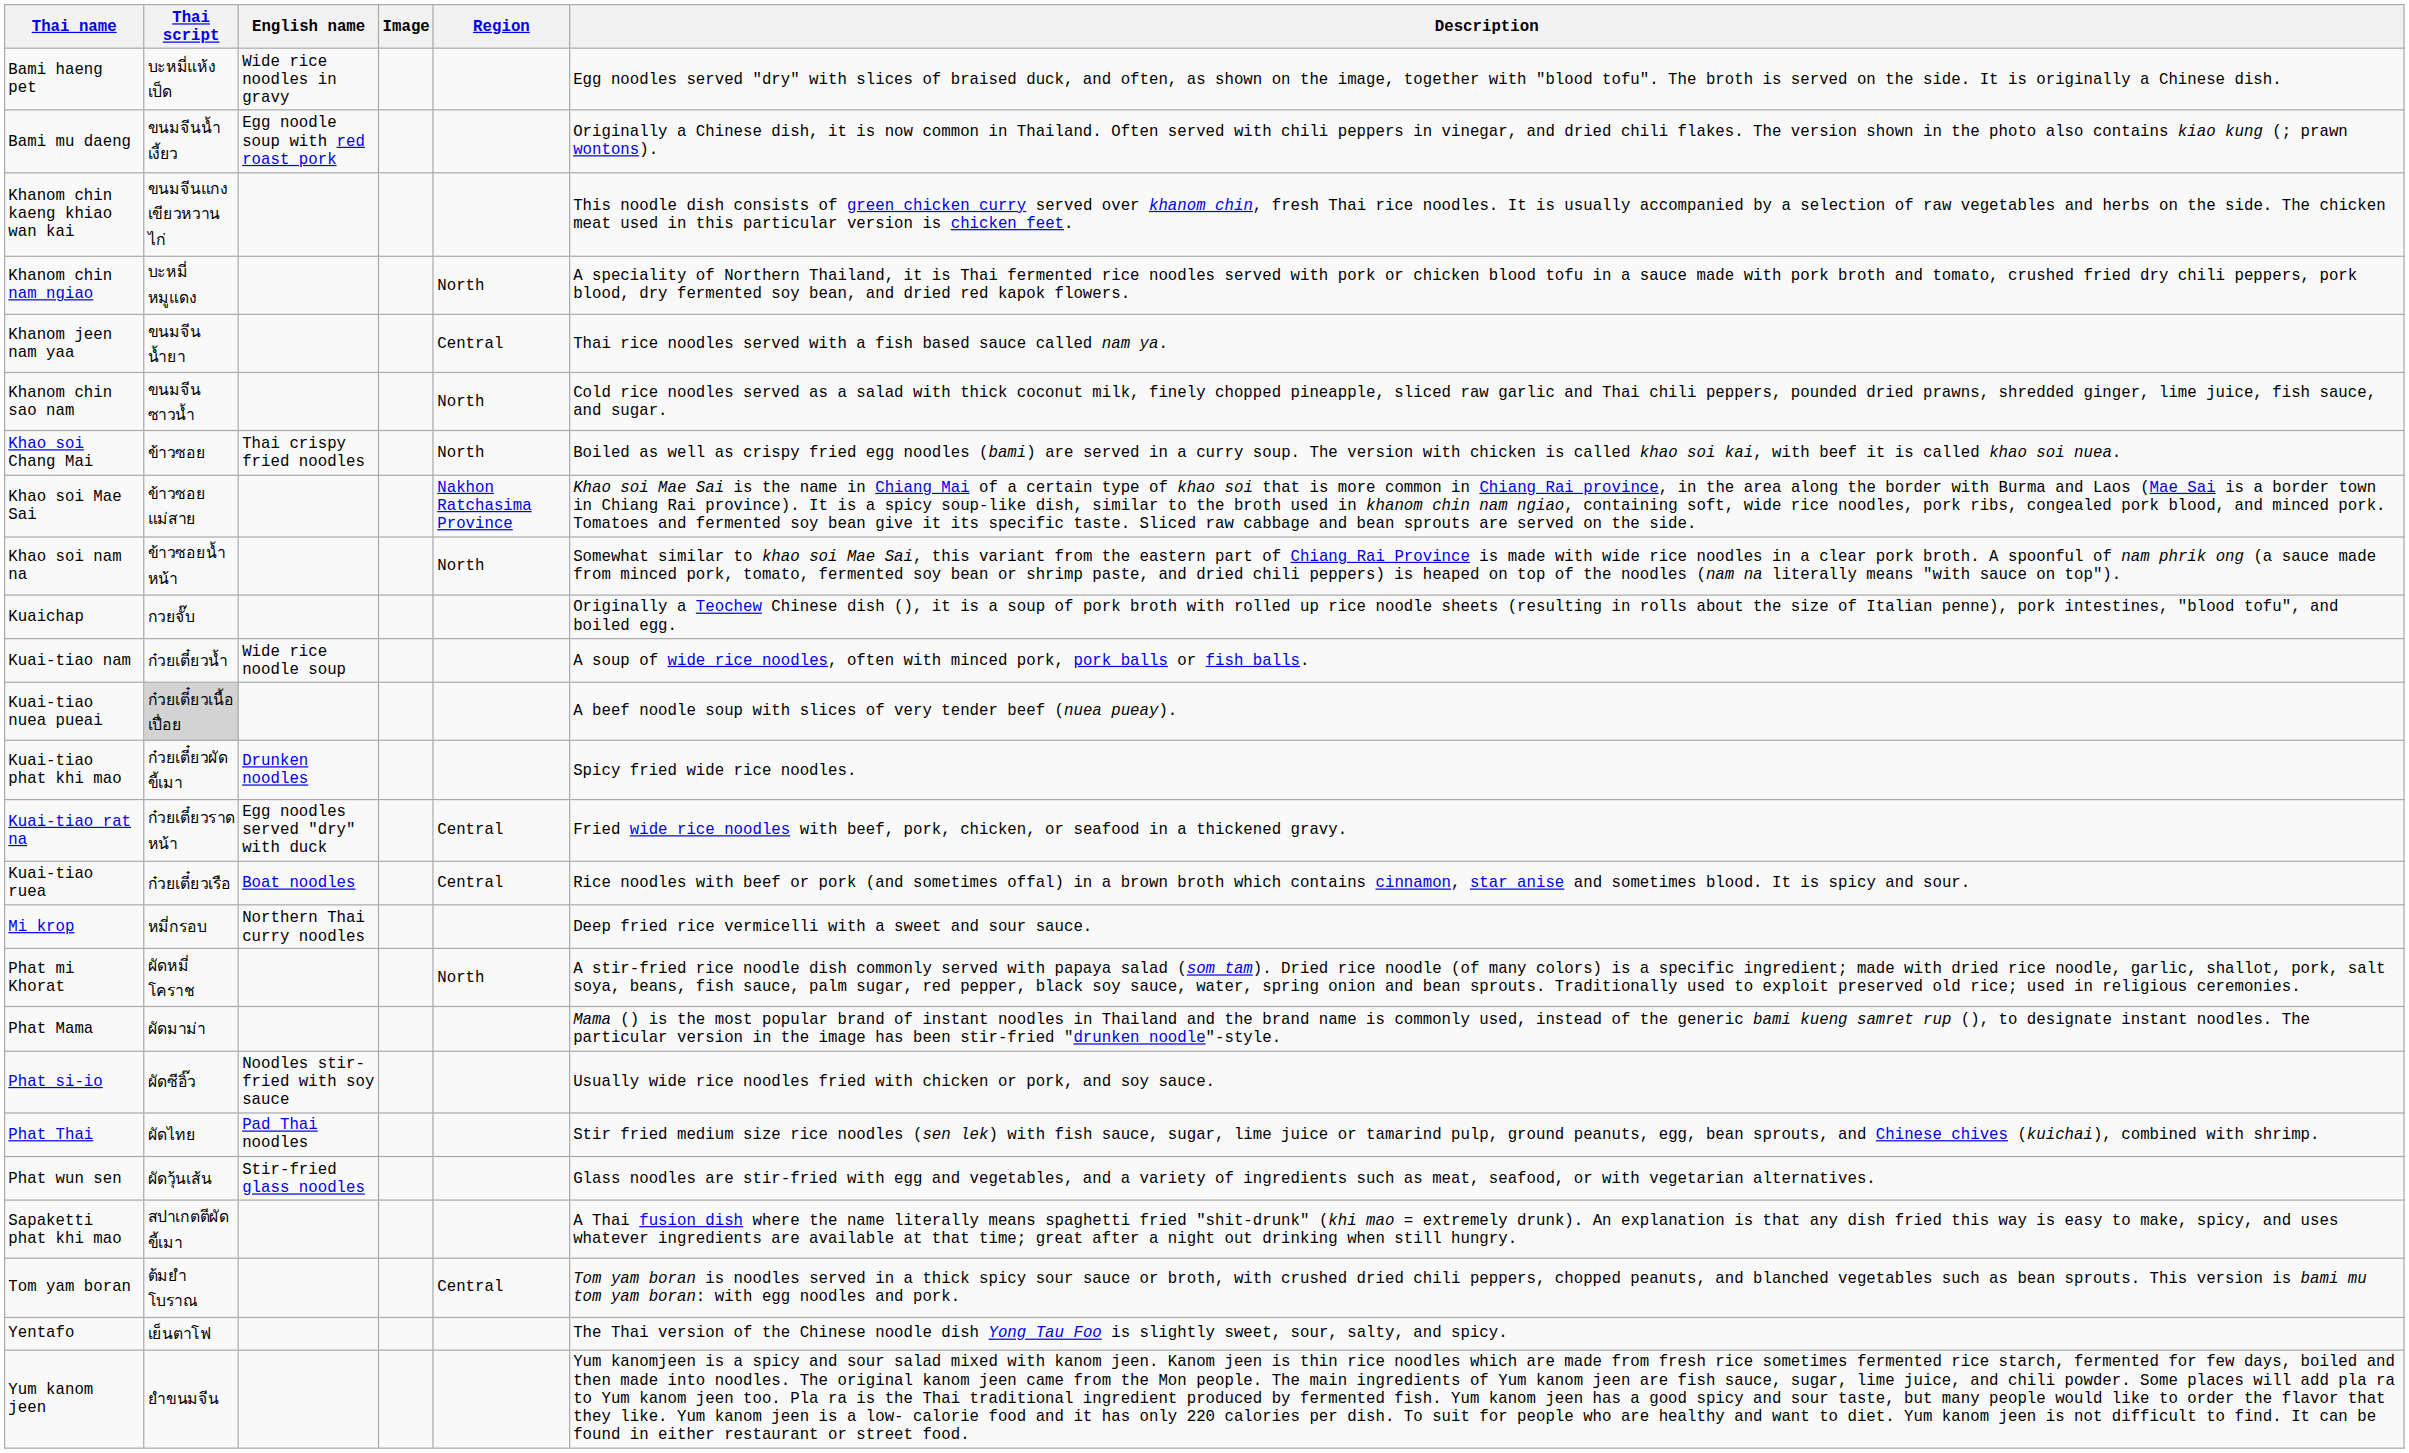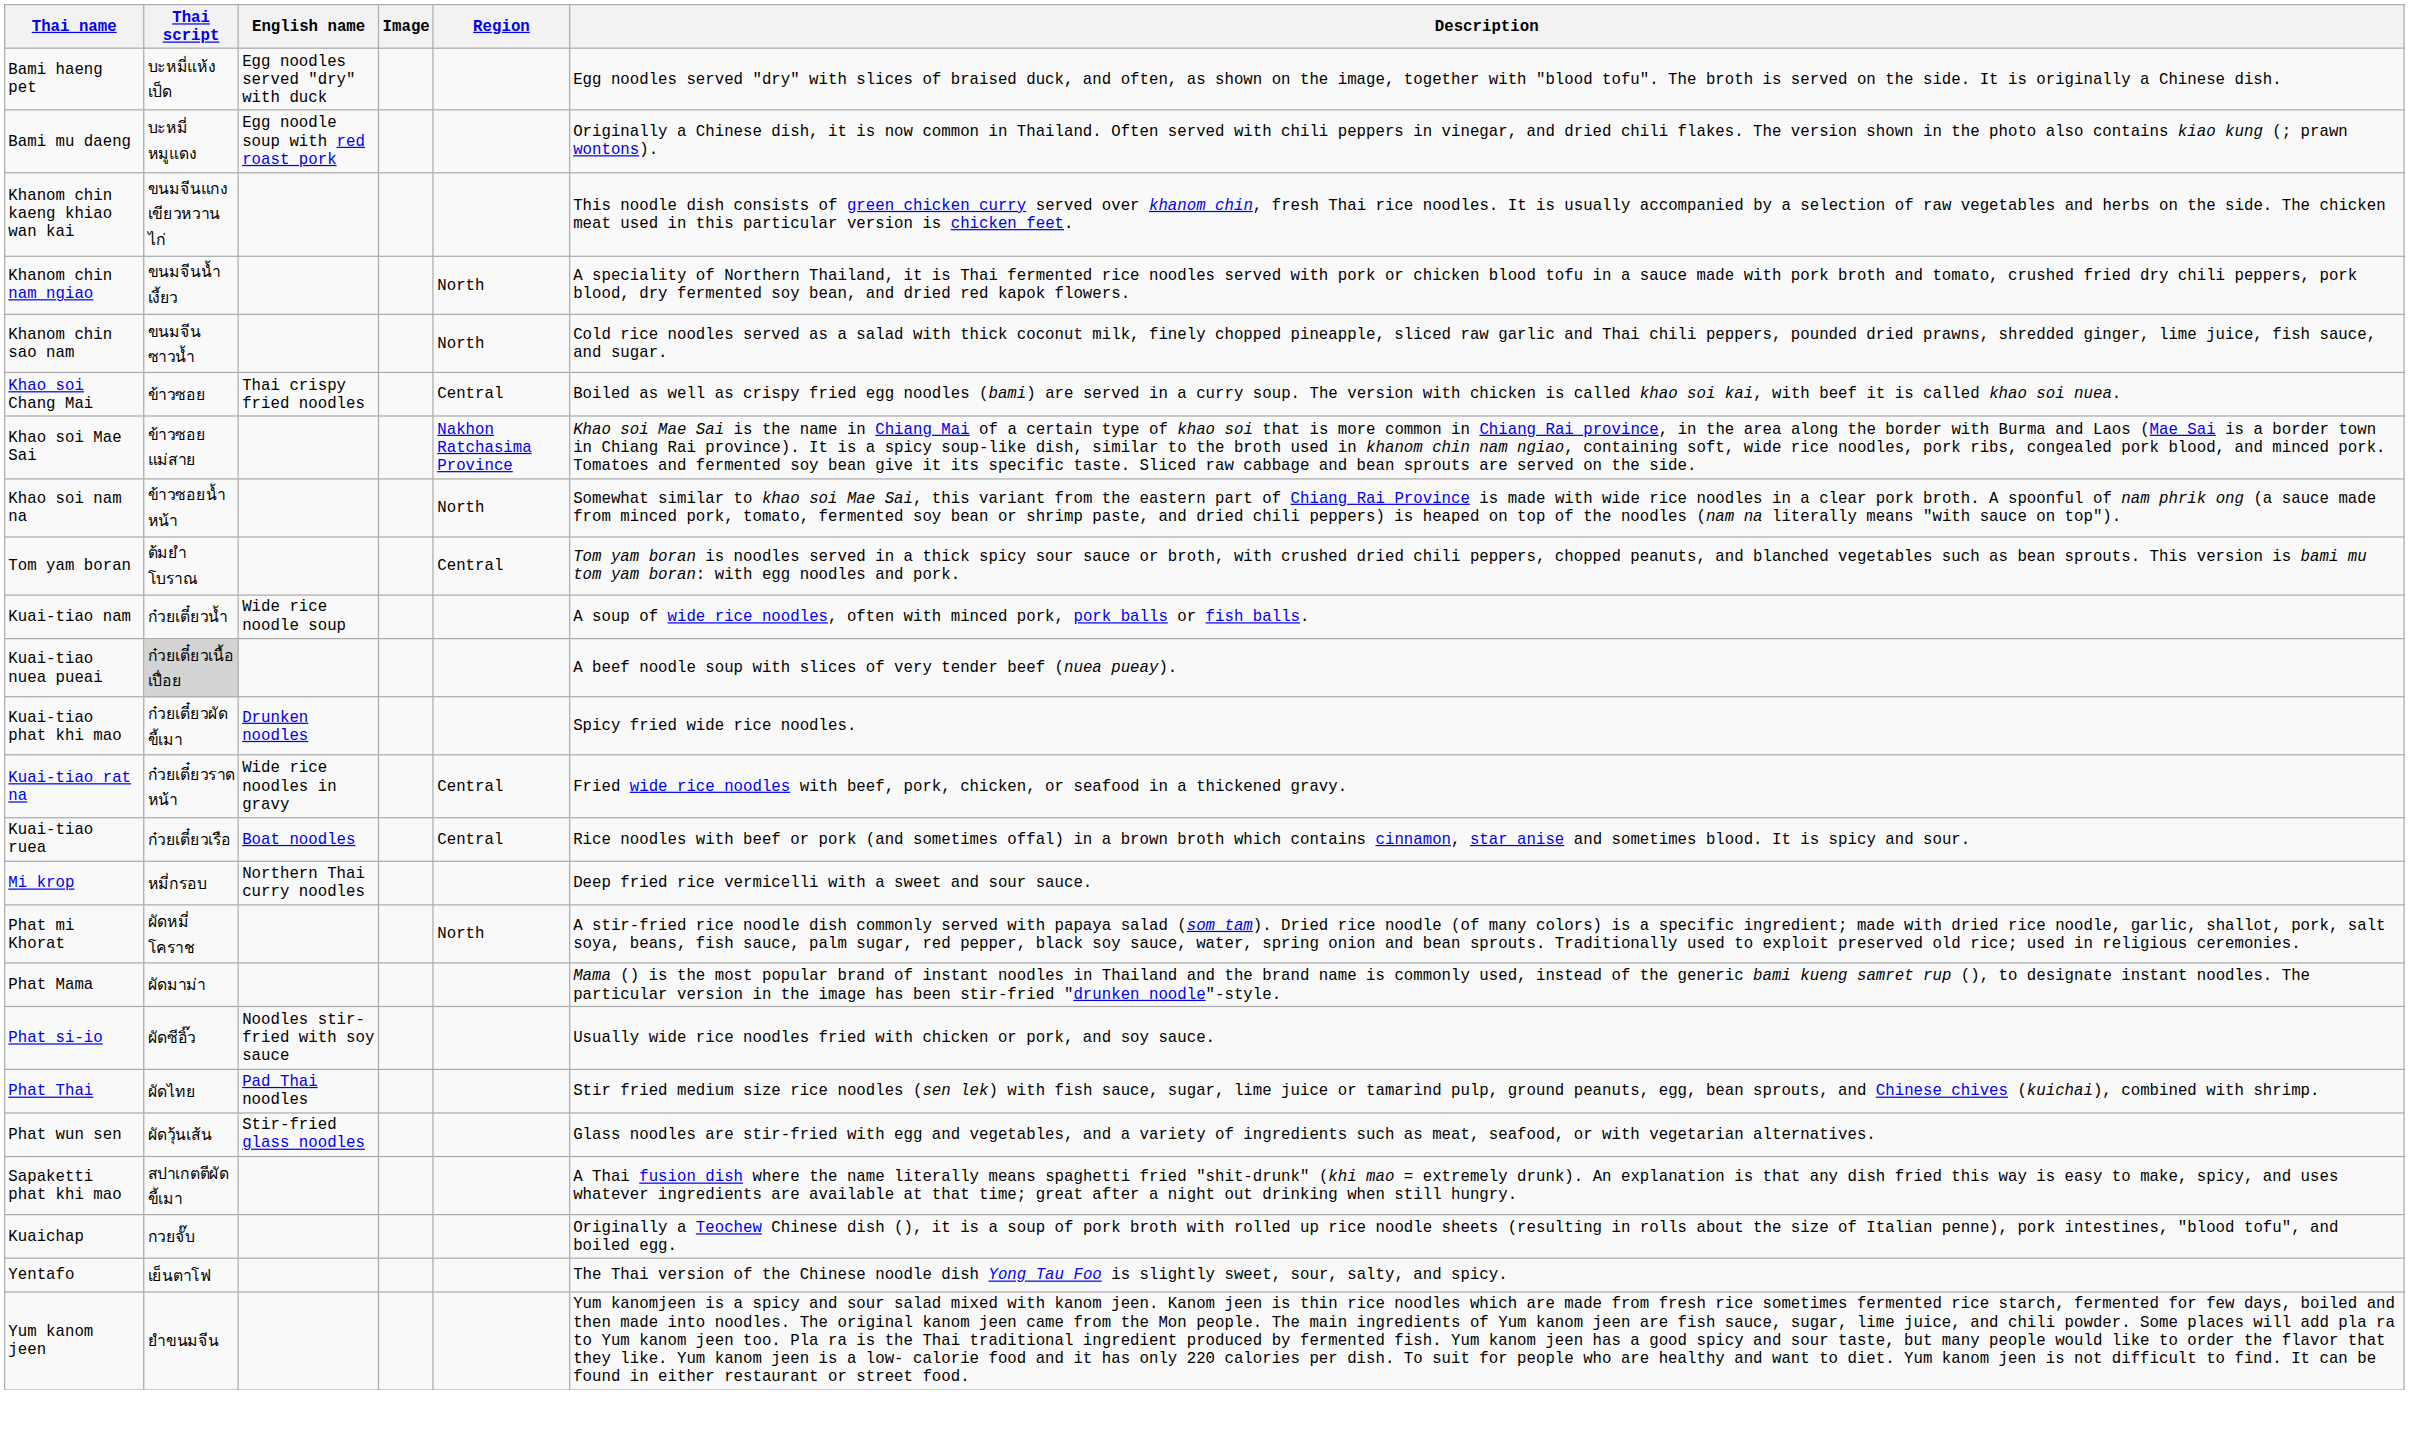(289, 79) Wide rice noodles in gravy -> (299, 79) Egg noodles served "dry" with duck
(184, 143) ขนมจีนน้ำเงี้ยว -> (172, 143) บะหมี่หมูแดง
(172, 286) บะหมี่หมูแดง -> (184, 286) ขนมจีนน้ำเงี้ยว
- row: (60, 343)
(461, 453) North -> (470, 394) Central
rows swapped: (46, 617) <-> (70, 1288)
(299, 830) Egg noodles served "dry" with duck -> (289, 786) Wide rice noodles in gravy
